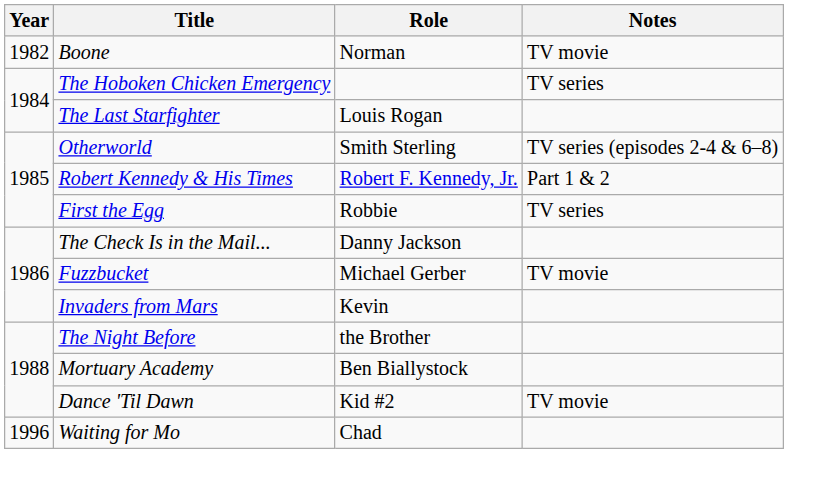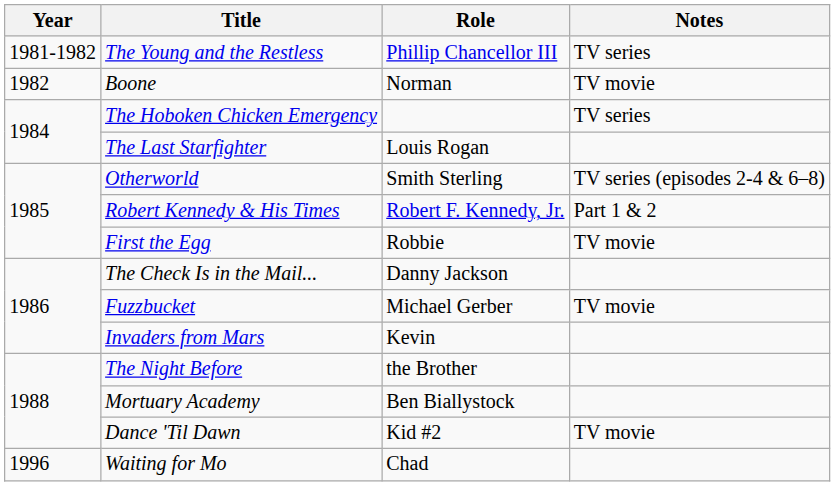+ row: (214, 52)
(565, 210) TV series -> (614, 242) TV movie
